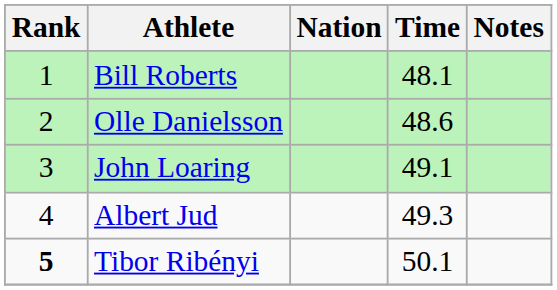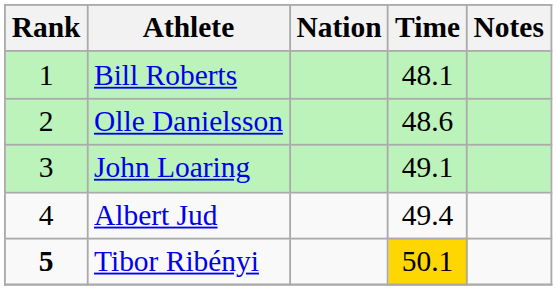(428, 214) 49.3 -> (428, 214) 49.4
(428, 261) no background -> (428, 261) gold background
